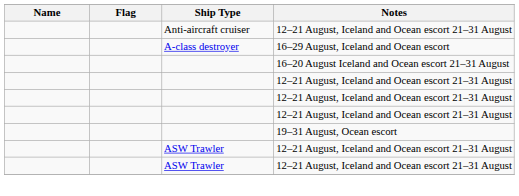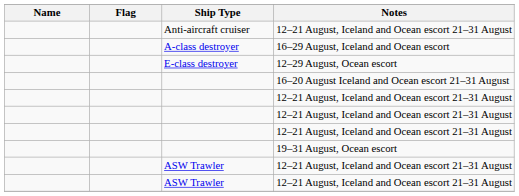+ row: (201, 64)
